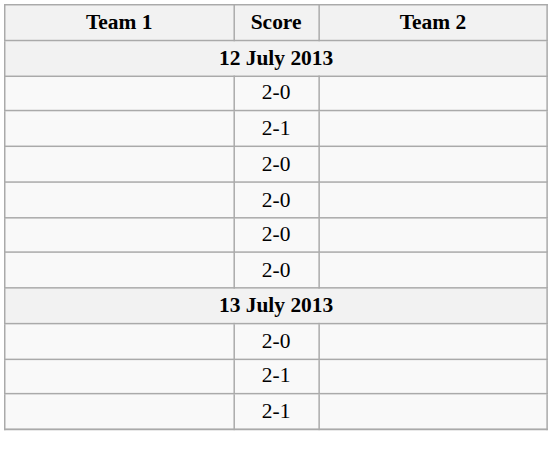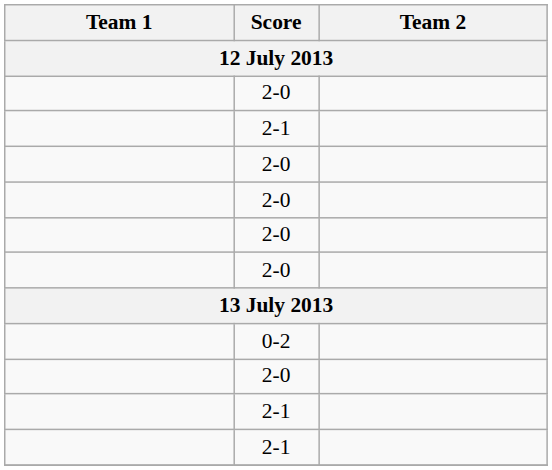+ row: (119, 341)
